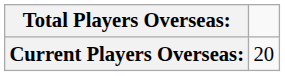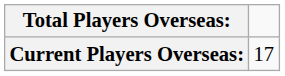(264, 53) 20 -> (264, 53) 17
